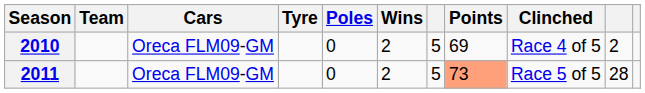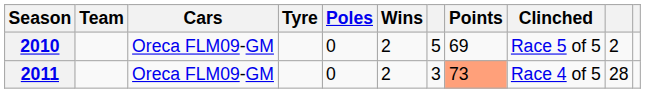(556, 46) Race 4 of 5 -> (556, 46) Race 5 of 5
(436, 74) 5 -> (436, 74) 3
(556, 74) Race 5 of 5 -> (556, 74) Race 4 of 5
